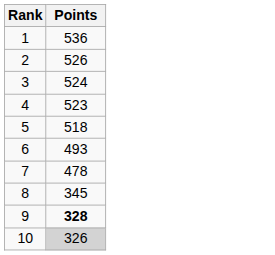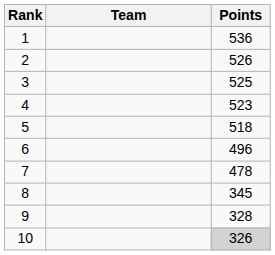+ column: (129, 15)
(76, 82) 524 -> (241, 82) 525
(76, 149) 493 -> (241, 149) 496
(76, 216) bold -> (241, 216) normal
